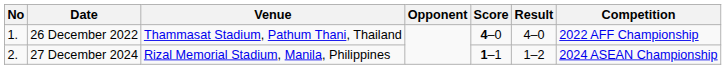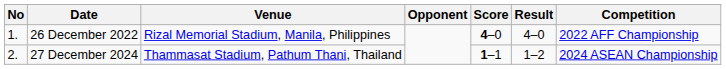(273, 35) Thammasat Stadium, Pathum Thani, Thailand -> (267, 35) Rizal Memorial Stadium, Manila, Philippines
(267, 55) Rizal Memorial Stadium, Manila, Philippines -> (273, 55) Thammasat Stadium, Pathum Thani, Thailand
